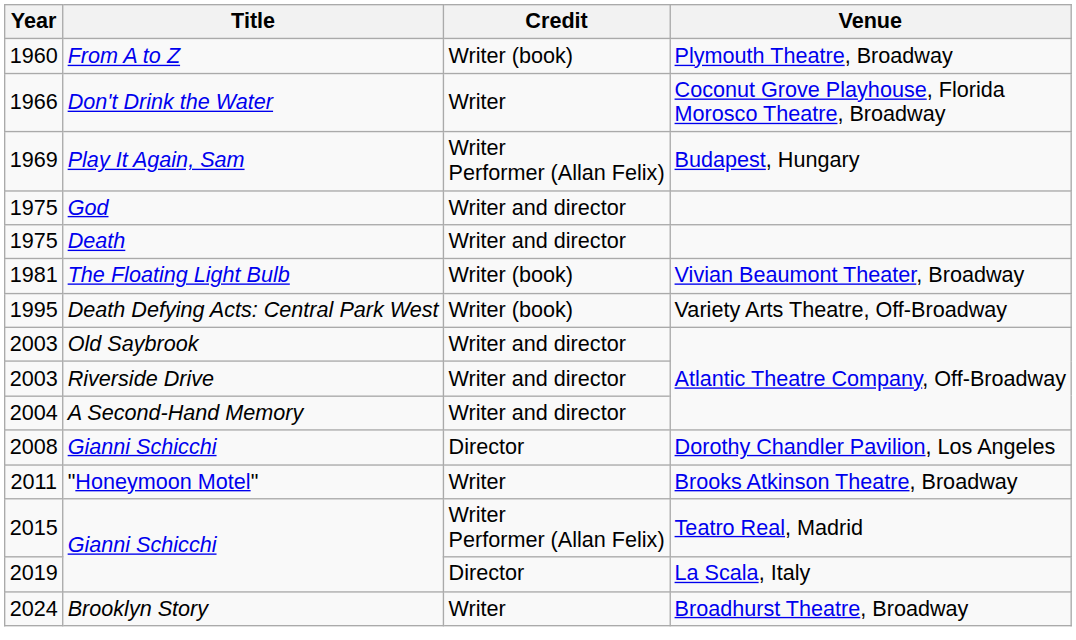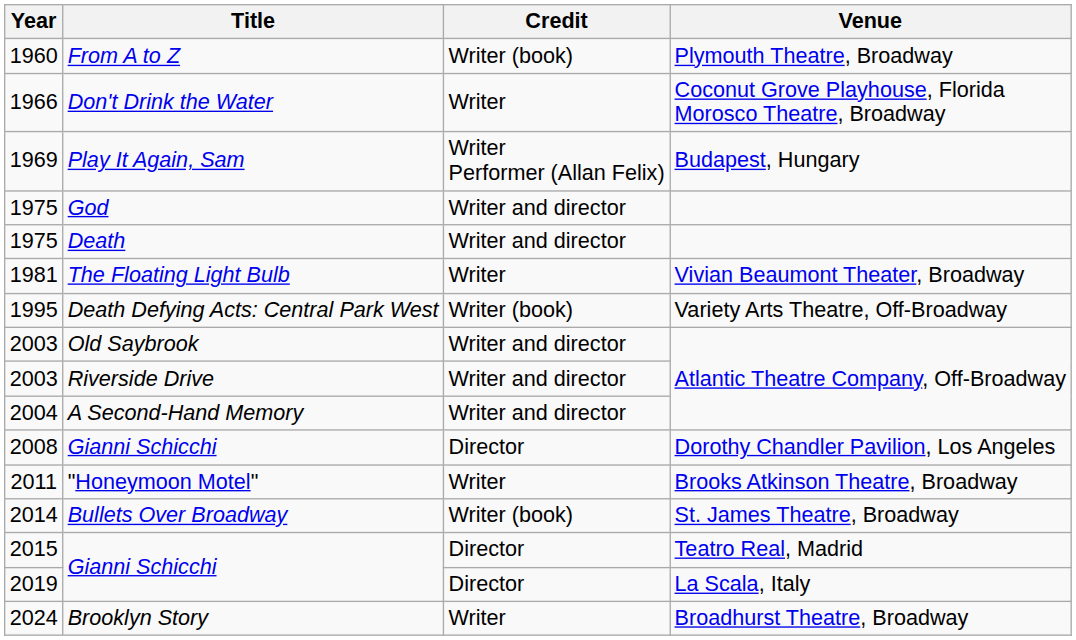(511, 275) Writer (book) -> (477, 275) Writer
+ row: (34, 515)
(557, 527) Writer Performer (Allan Felix) -> (486, 549) Director
